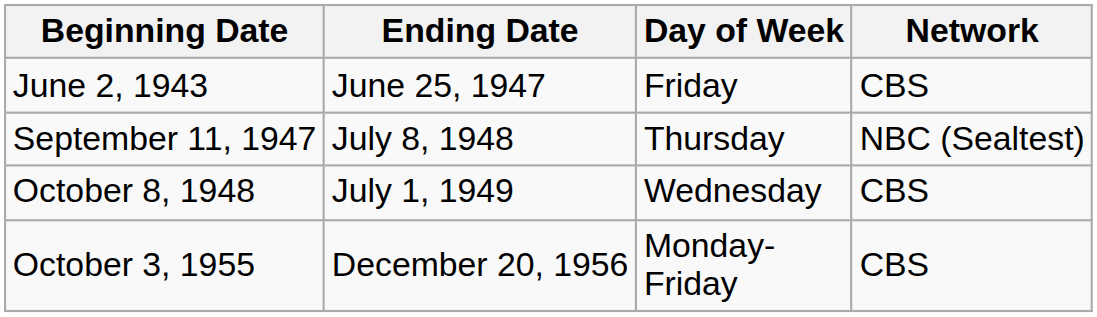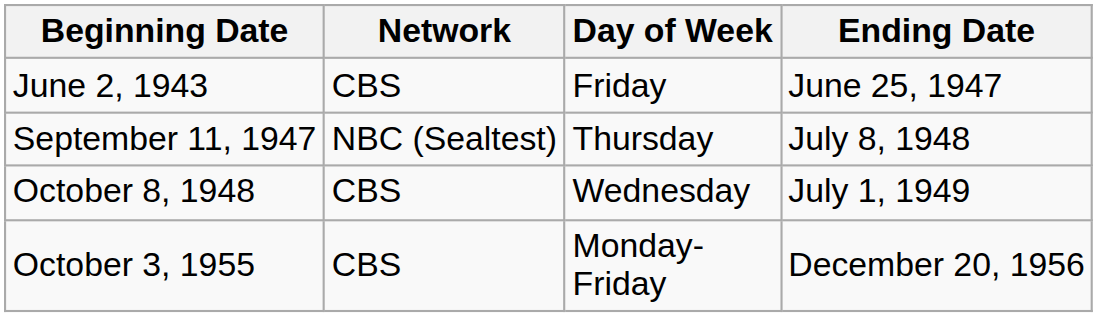columns swapped: (480, 31) <-> (972, 31)
